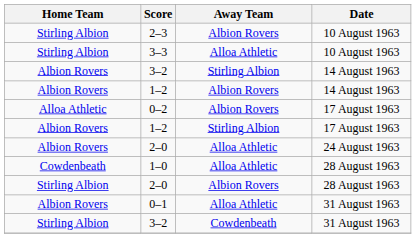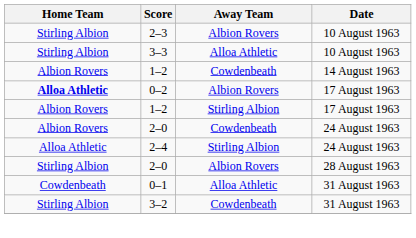- row: (158, 71)
(244, 90) Albion Rovers -> (244, 71) Cowdenbeath
(73, 109) normal -> (73, 90) bold
(244, 147) Alloa Athletic -> (244, 128) Cowdenbeath
+ row: (158, 147)
- row: (158, 166)
(73, 204) Albion Rovers -> (73, 185) Cowdenbeath
